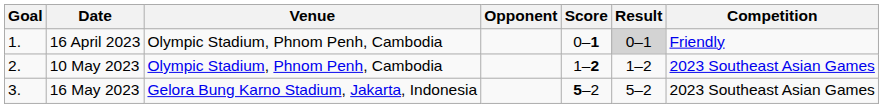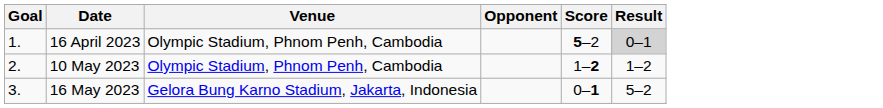- column: (772, 16)
(586, 41) 0–1 -> (586, 41) 5–2
(586, 90) 5–2 -> (586, 90) 0–1
